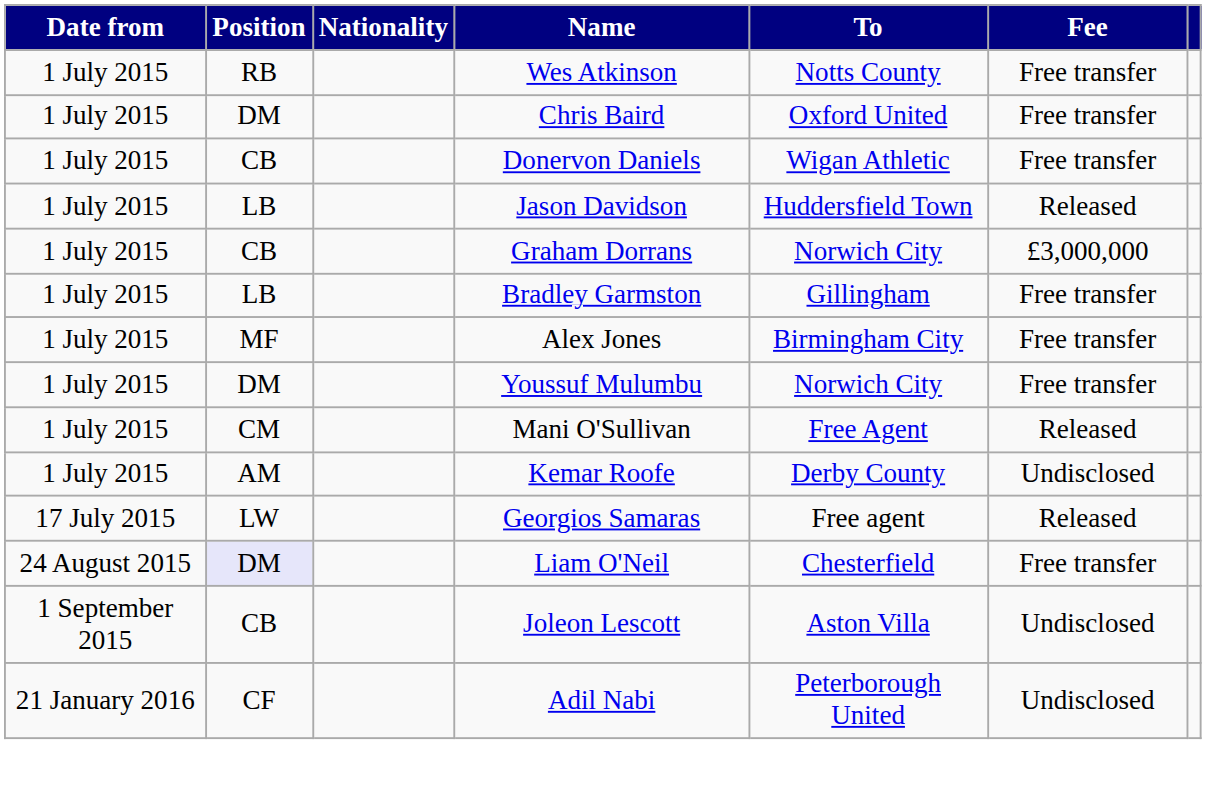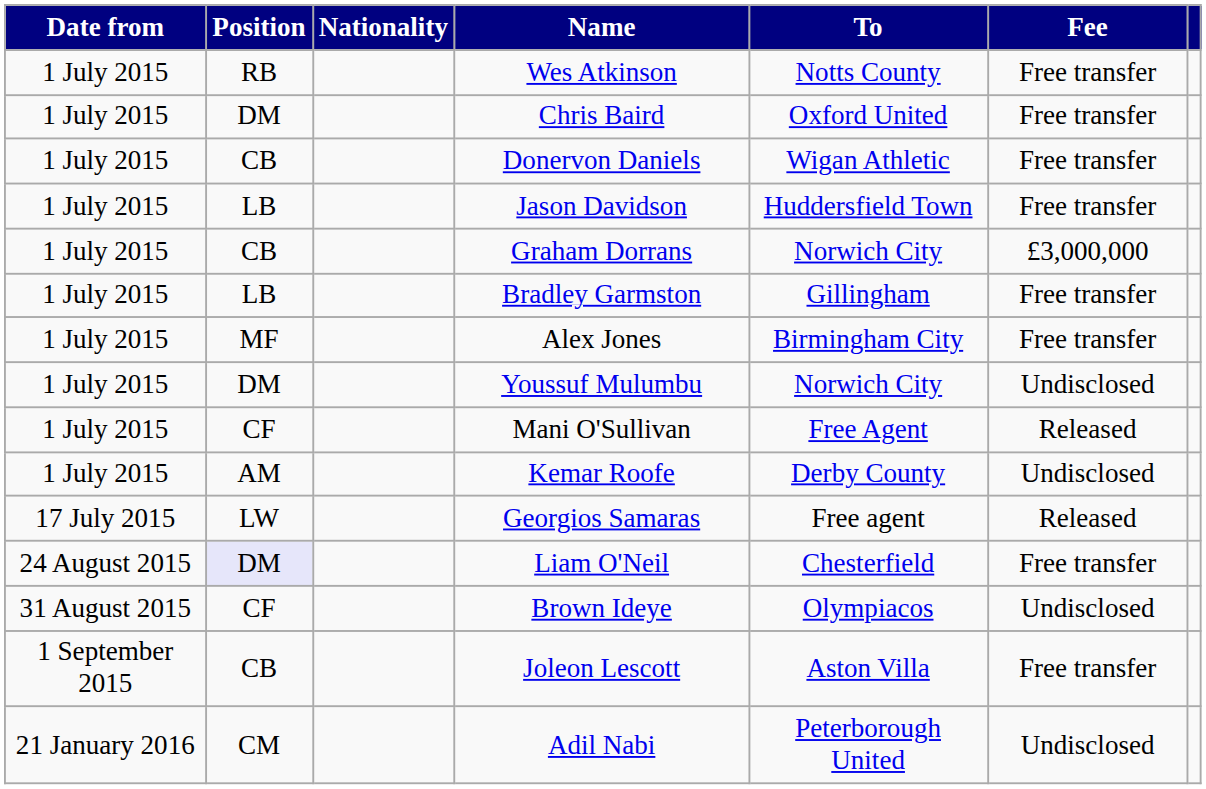(1088, 205) Released -> (1088, 205) Free transfer
(1088, 384) Free transfer -> (1088, 384) Undisclosed
(259, 429) CM -> (259, 429) CF
+ row: (602, 607)
(1088, 623) Undisclosed -> (1088, 668) Free transfer
(259, 700) CF -> (259, 744) CM
